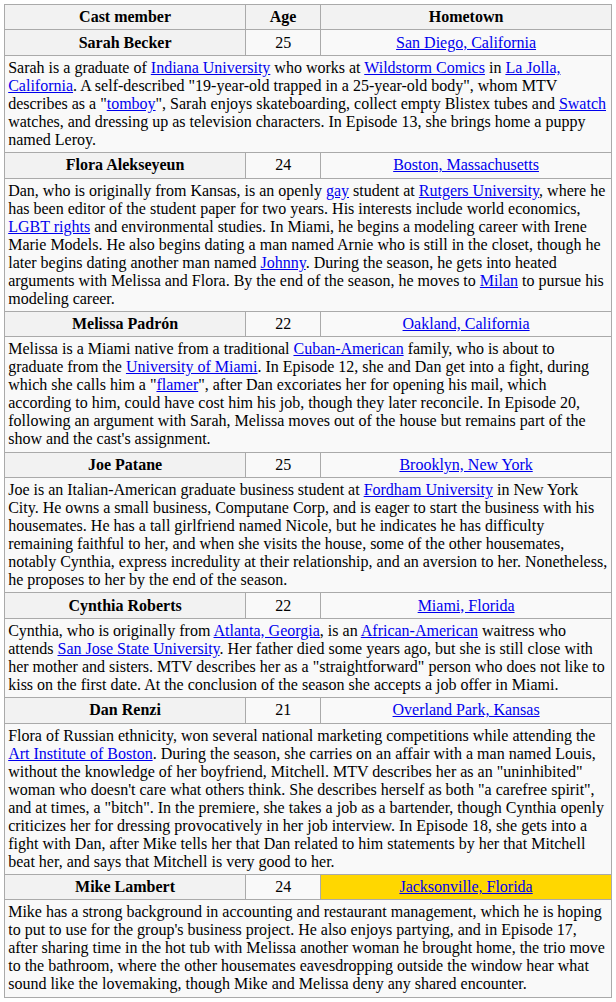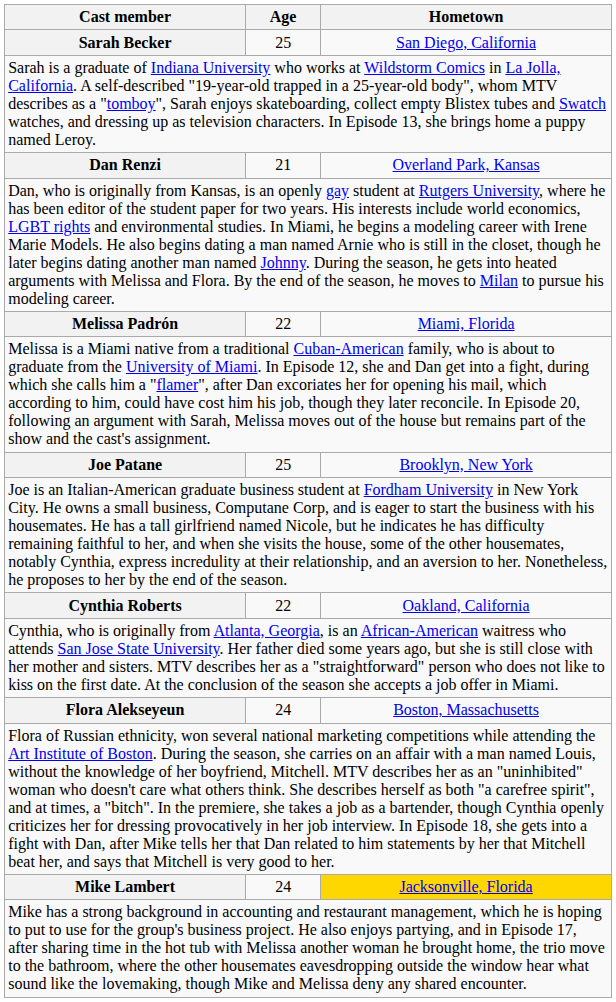rows swapped: (125, 710) <-> (125, 165)
(466, 324) Oakland, California -> (466, 324) Miami, Florida
(466, 605) Miami, Florida -> (466, 605) Oakland, California
